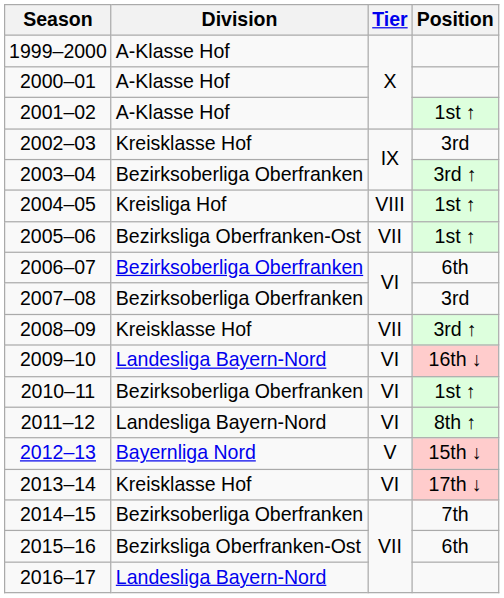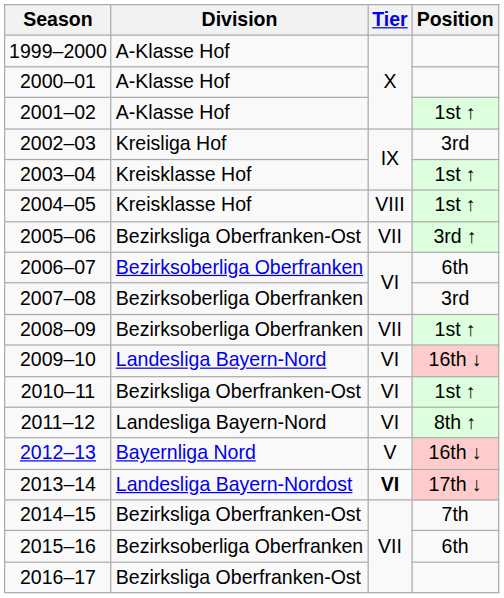(184, 143) Kreisklasse Hof -> (171, 143) Kreisliga Hof
(240, 174) Bezirksoberliga Oberfranken -> (184, 174) Kreisklasse Hof
(455, 174) 3rd ↑ -> (455, 174) 1st ↑
(171, 205) Kreisliga Hof -> (184, 205) Kreisklasse Hof
(455, 236) 1st ↑ -> (455, 236) 3rd ↑
(184, 329) Kreisklasse Hof -> (240, 329) Bezirksoberliga Oberfranken
(455, 329) 3rd ↑ -> (455, 329) 1st ↑
(240, 391) Bezirksoberliga Oberfranken -> (238, 391) Bezirksliga Oberfranken-Ost
(455, 453) 15th ↓ -> (455, 453) 16th ↓
(184, 484) Kreisklasse Hof -> (234, 484) Landesliga Bayern-Nordost
(390, 484) normal -> (390, 484) bold
(240, 515) Bezirksoberliga Oberfranken -> (238, 515) Bezirksliga Oberfranken-Ost
(238, 546) Bezirksliga Oberfranken-Ost -> (240, 546) Bezirksoberliga Oberfranken
(221, 577) Landesliga Bayern-Nord -> (238, 577) Bezirksliga Oberfranken-Ost
